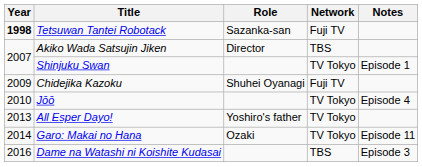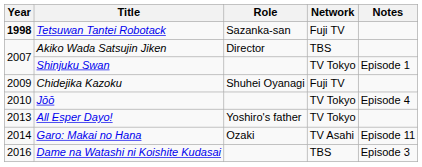(333, 135) TV Tokyo -> (332, 135) TV Asahi
